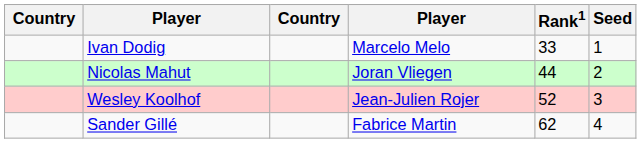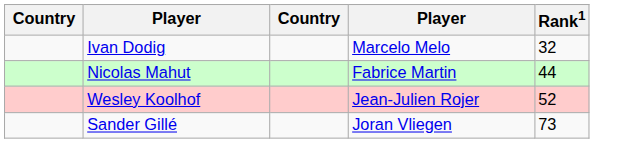- column: (613, 19)
(547, 47) 33 -> (547, 47) 32
(402, 73) Joran Vliegen -> (404, 73) Fabrice Martin
(404, 125) Fabrice Martin -> (402, 125) Joran Vliegen
(547, 125) 62 -> (547, 125) 73
